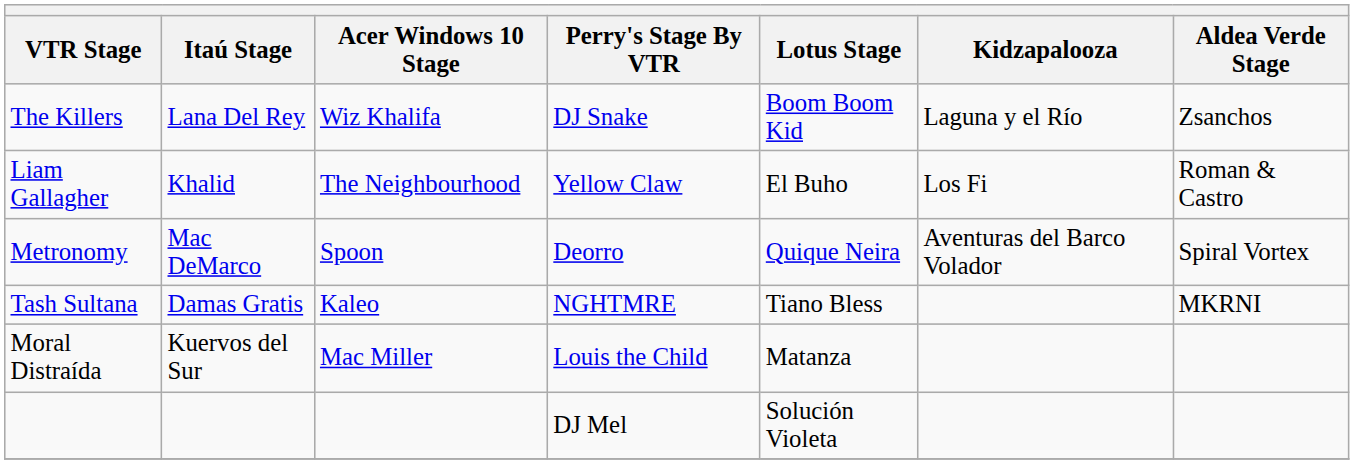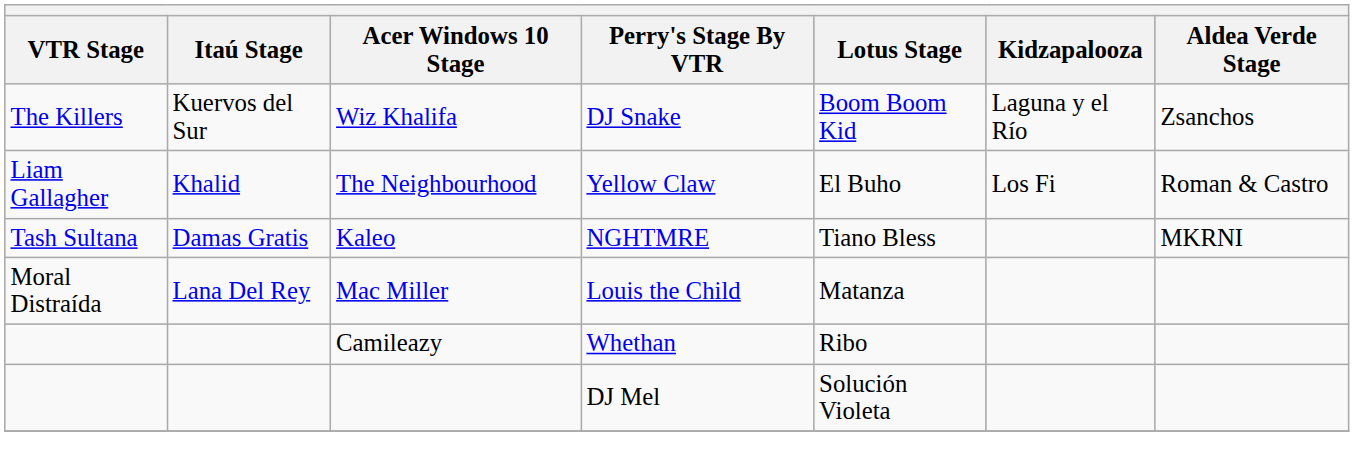(236, 116) Lana Del Rey -> (233, 116) Kuervos del Sur
- row: (352, 251)
(228, 357) Kuervos del Sur -> (241, 290) Lana Del Rey
+ row: (389, 343)
